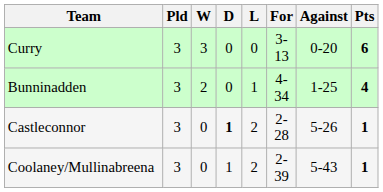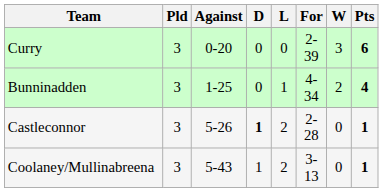columns swapped: (204, 16) <-> (324, 16)
(281, 47) 3-13 -> (311, 47) 2-39
(281, 167) 2-39 -> (311, 167) 3-13
